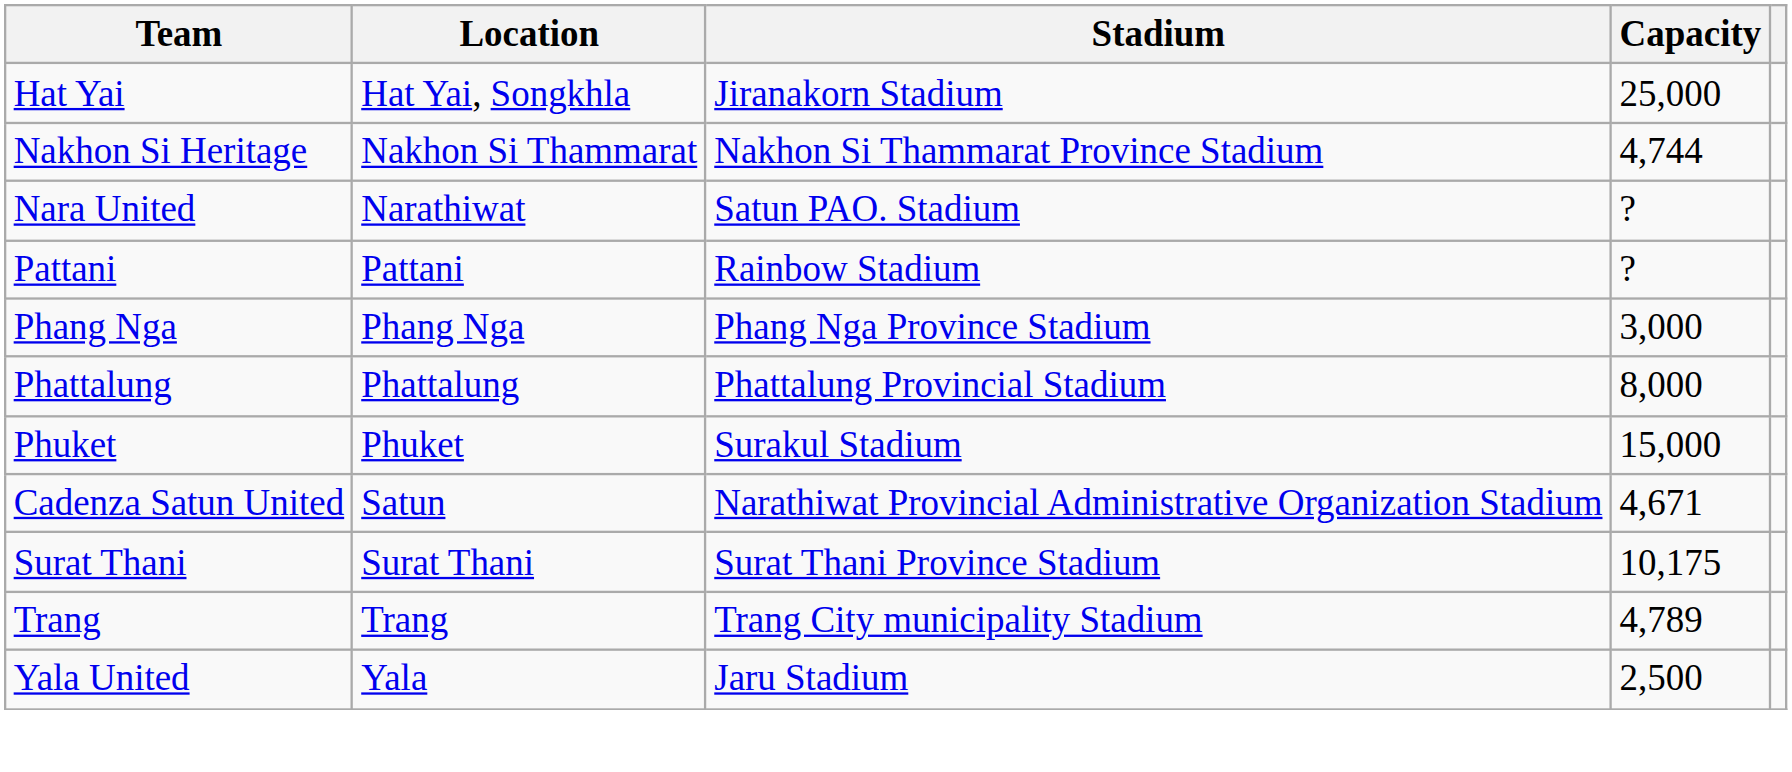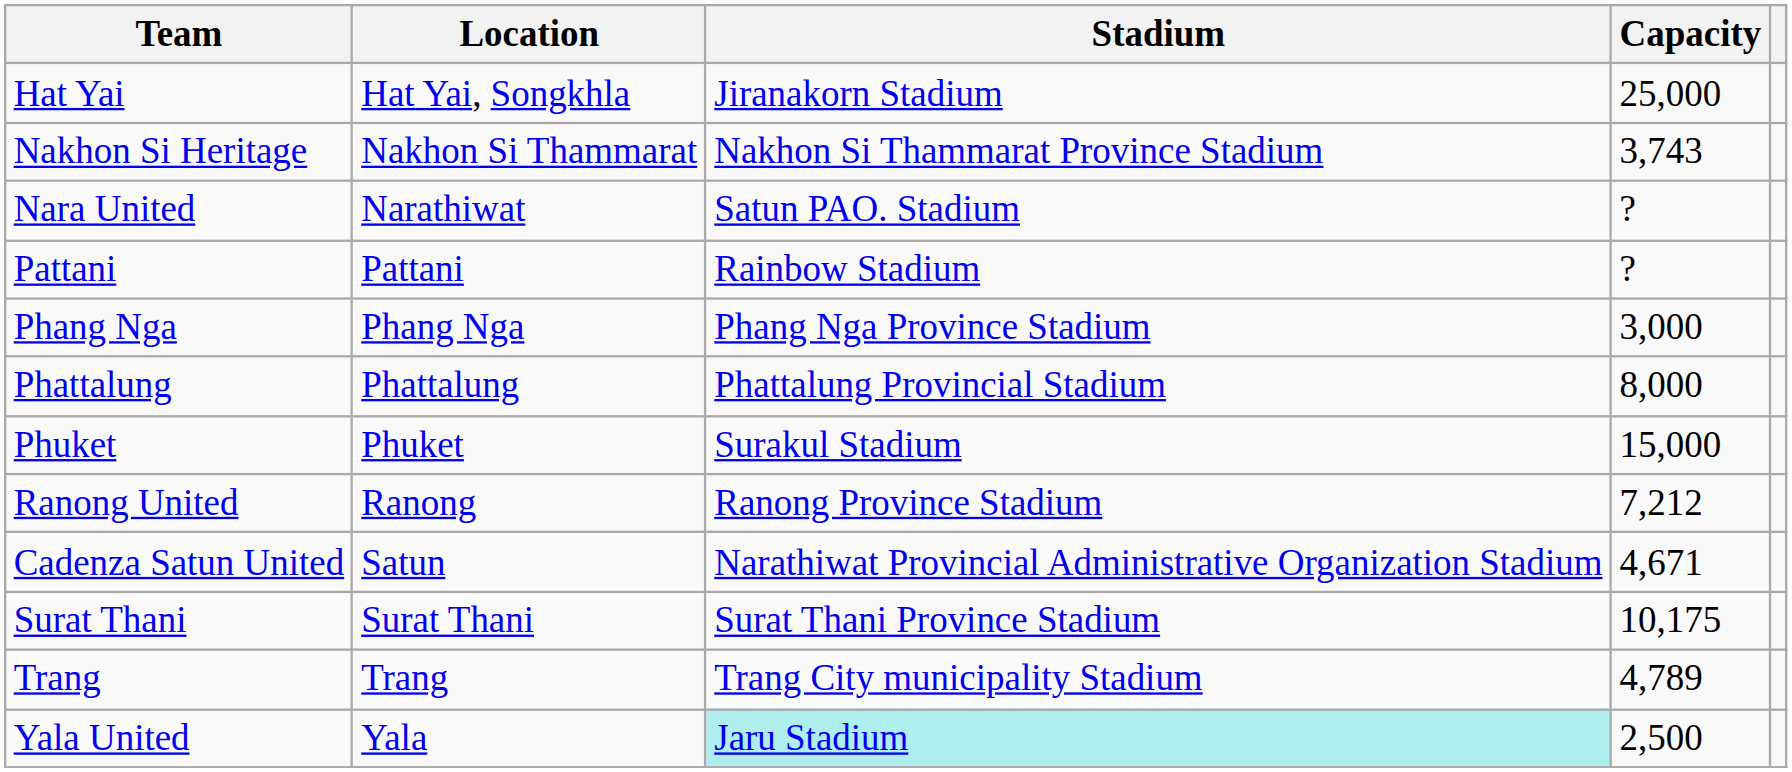(1661, 151) 4,744 -> (1661, 151) 3,743
+ row: (126, 502)
(811, 678) no background -> (811, 737) paleturquoise background
